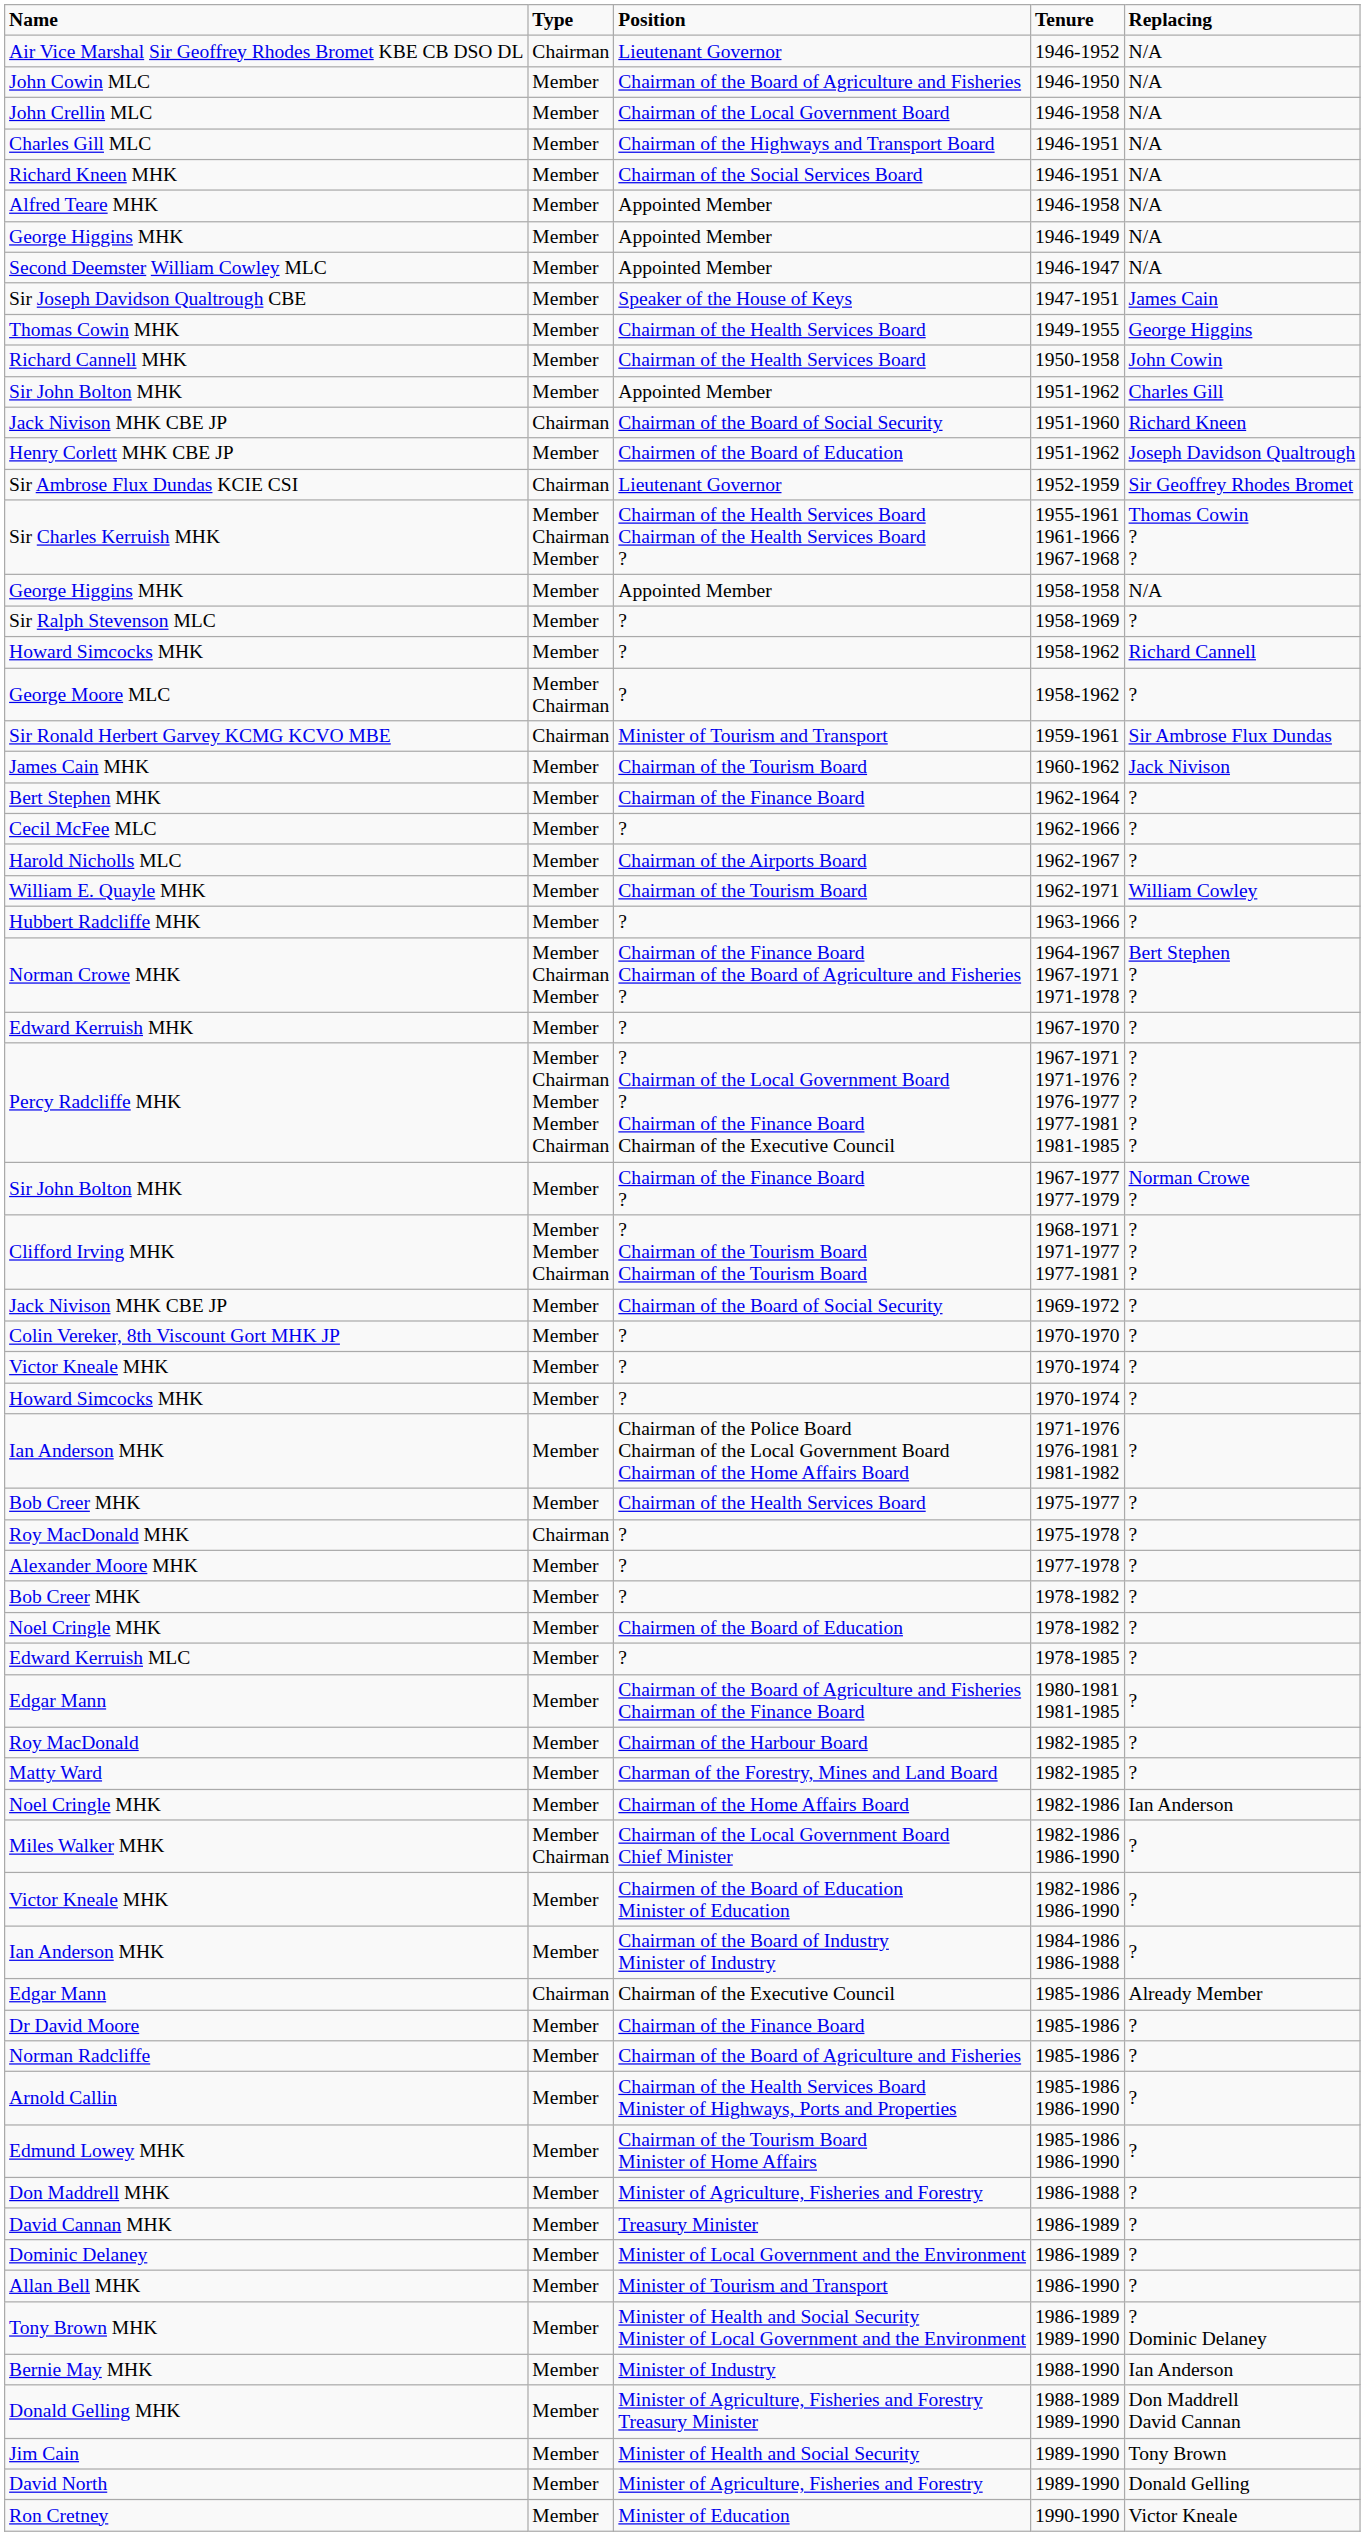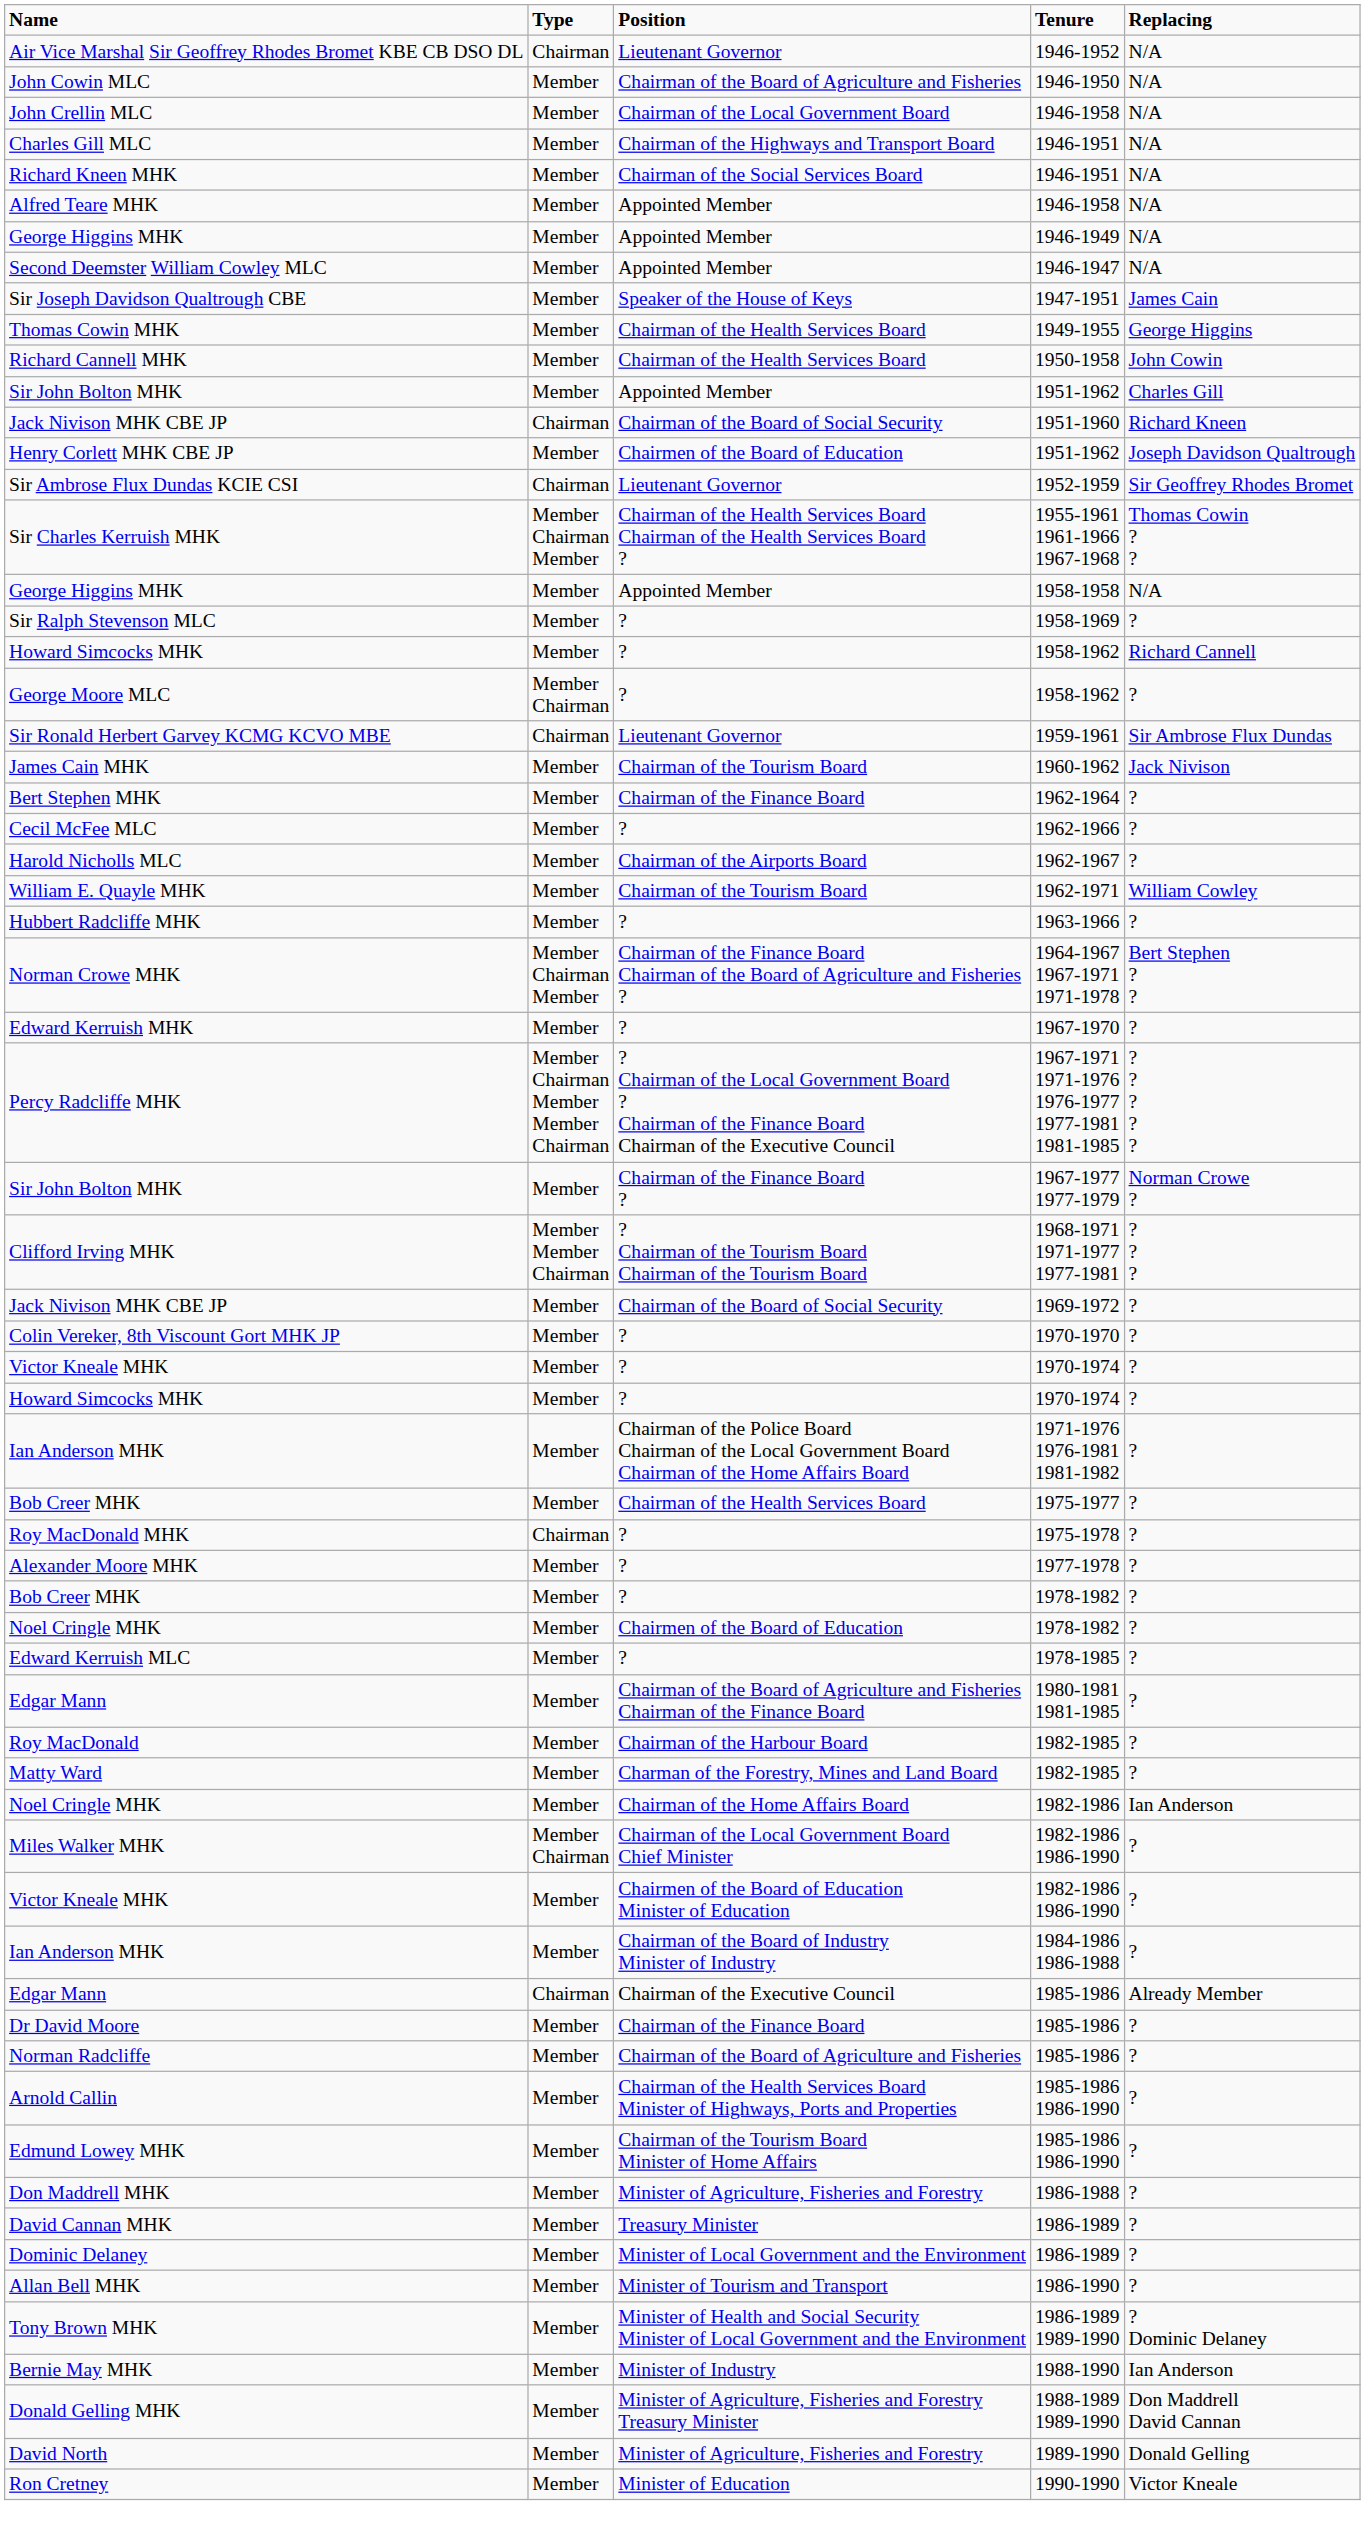(753, 735) Minister of Tourism and Transport -> (700, 735) Lieutenant Governor
- row: (44, 2453)
